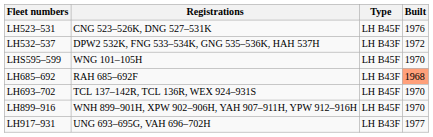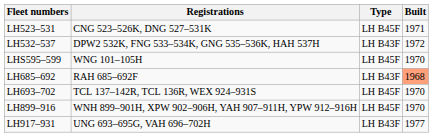(415, 28) 1976 -> (415, 28) 1971
